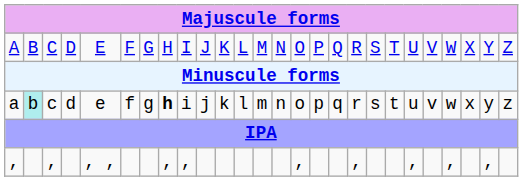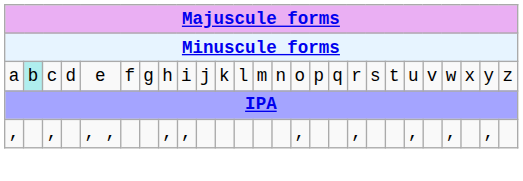- row: (14, 48)
(167, 105) bold -> (167, 76) normal
